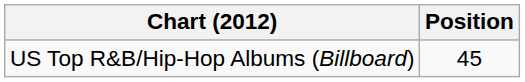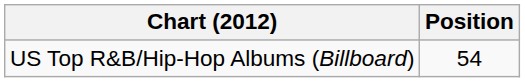(469, 58) 45 -> (469, 58) 54
